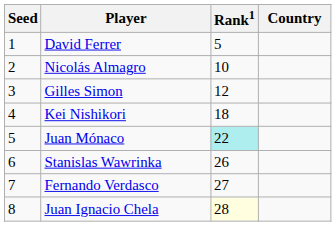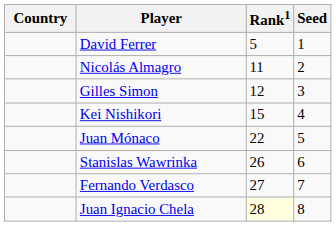columns swapped: (294, 18) <-> (23, 18)
(222, 67) 10 -> (257, 67) 11
(222, 114) 18 -> (257, 114) 15
(222, 138) paleturquoise background -> (257, 138) no background
